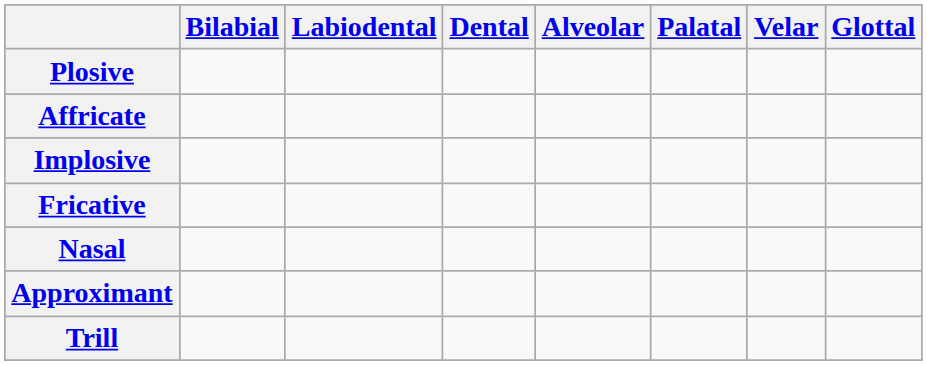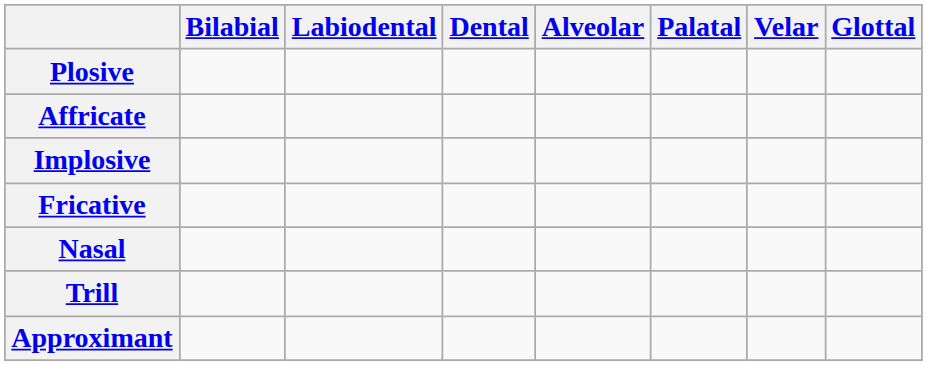rows swapped: (92, 337) <-> (92, 293)
